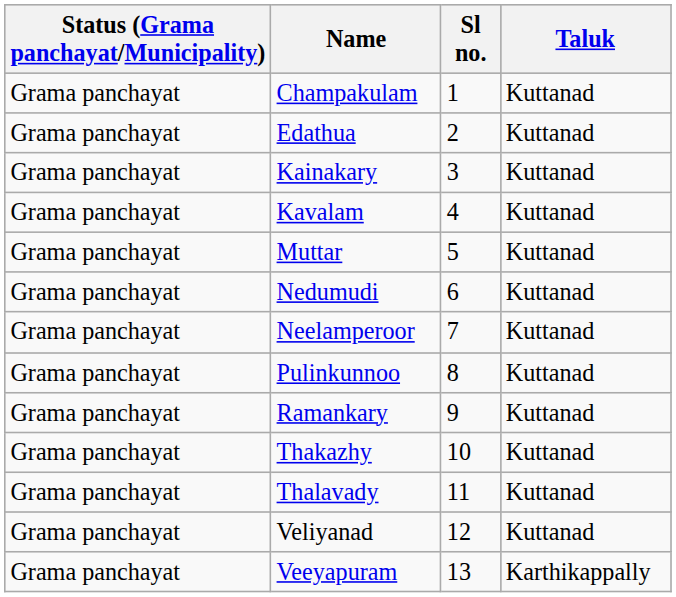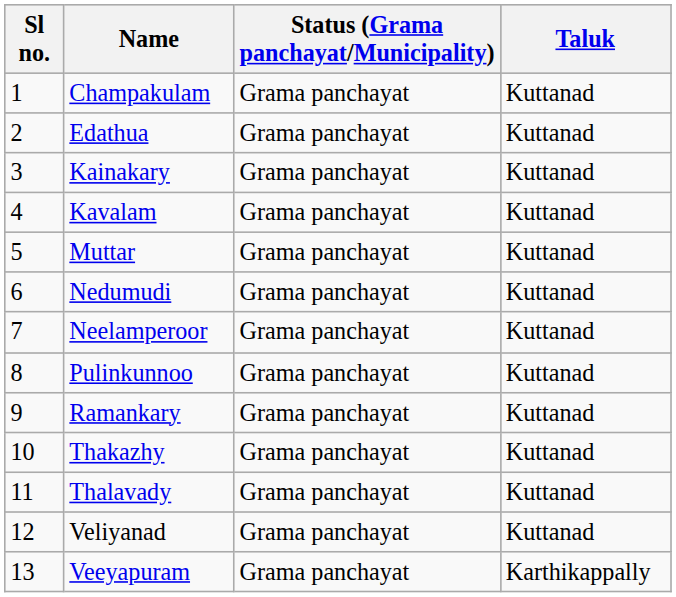columns swapped: (471, 38) <-> (138, 38)
